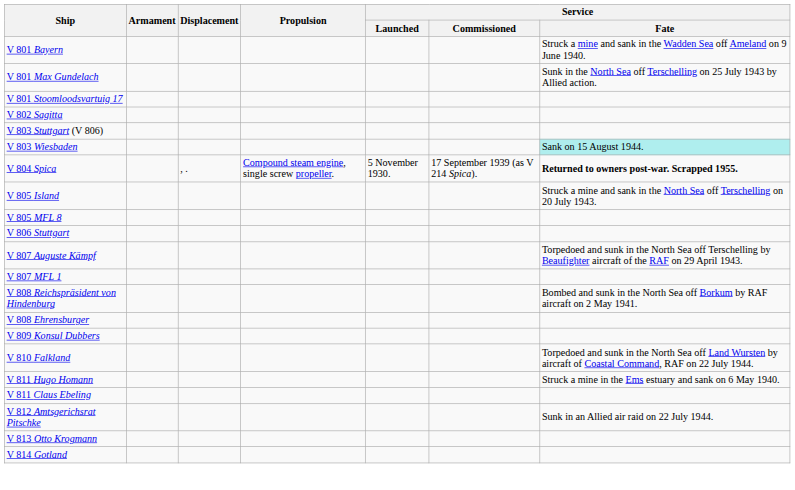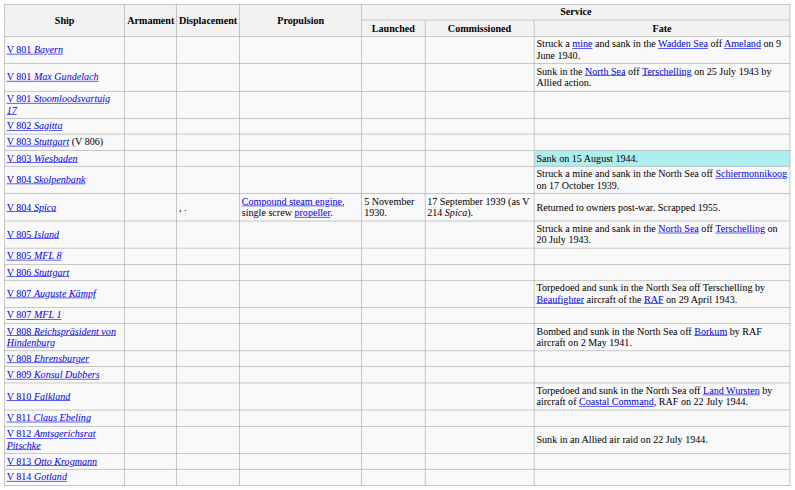+ row: (46, 180)
(640, 168) bold -> (628, 207) normal
- row: (50, 379)
